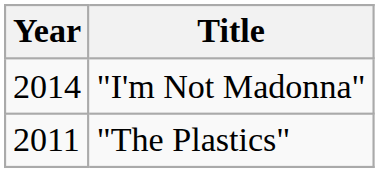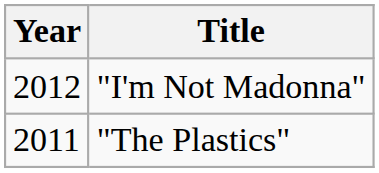(47, 85) 2014 -> (47, 85) 2012
